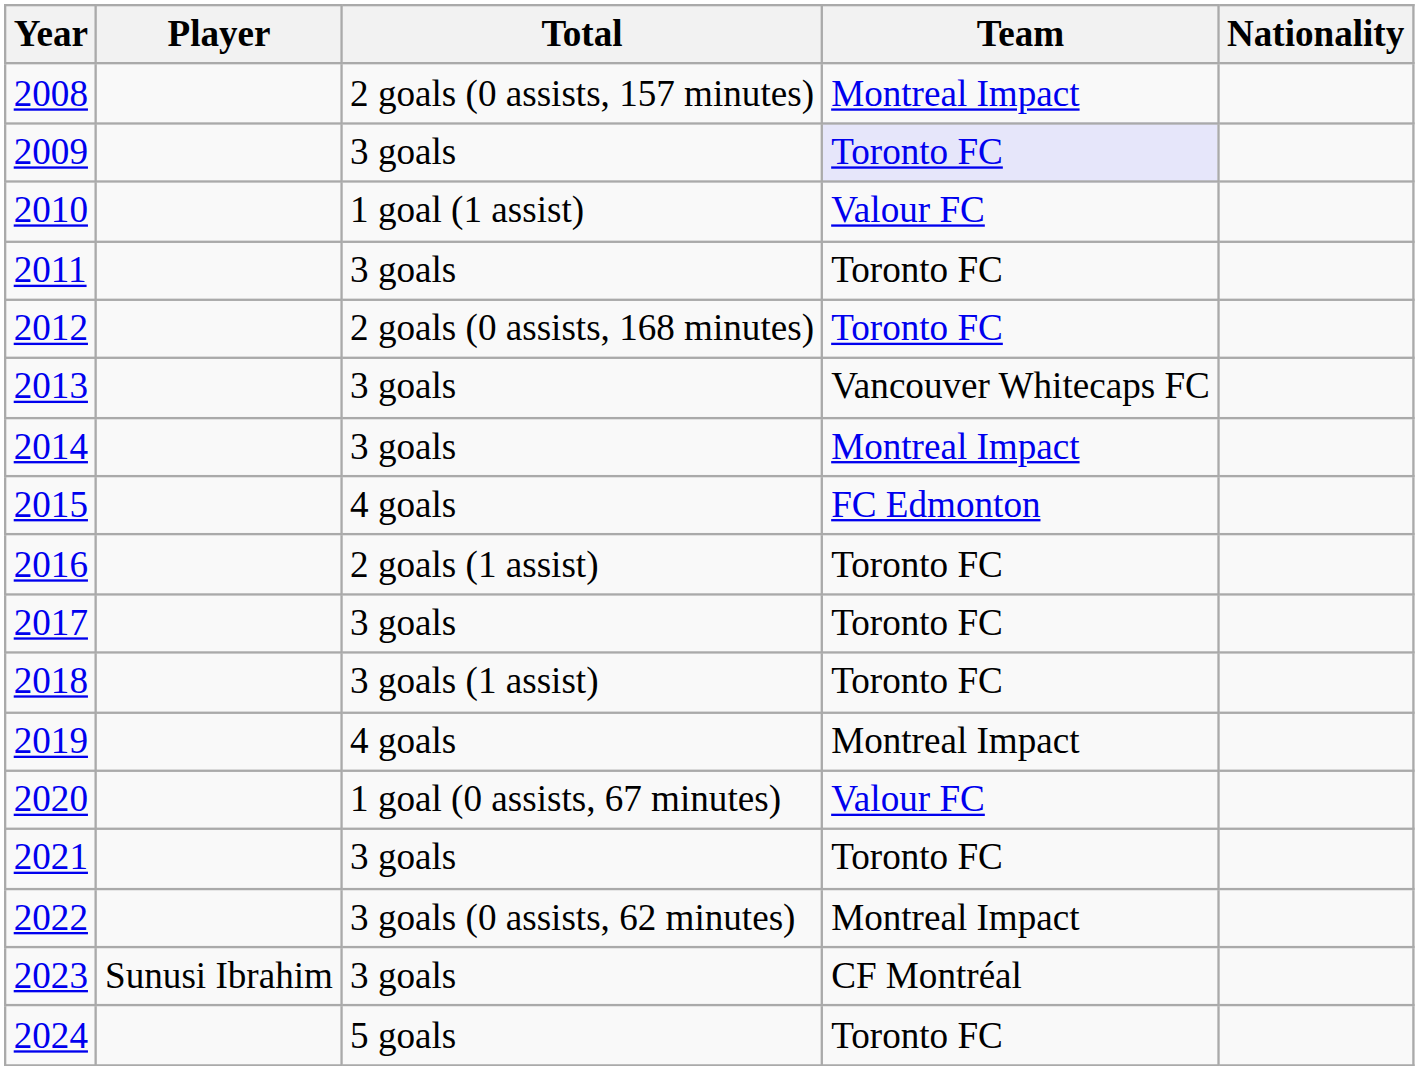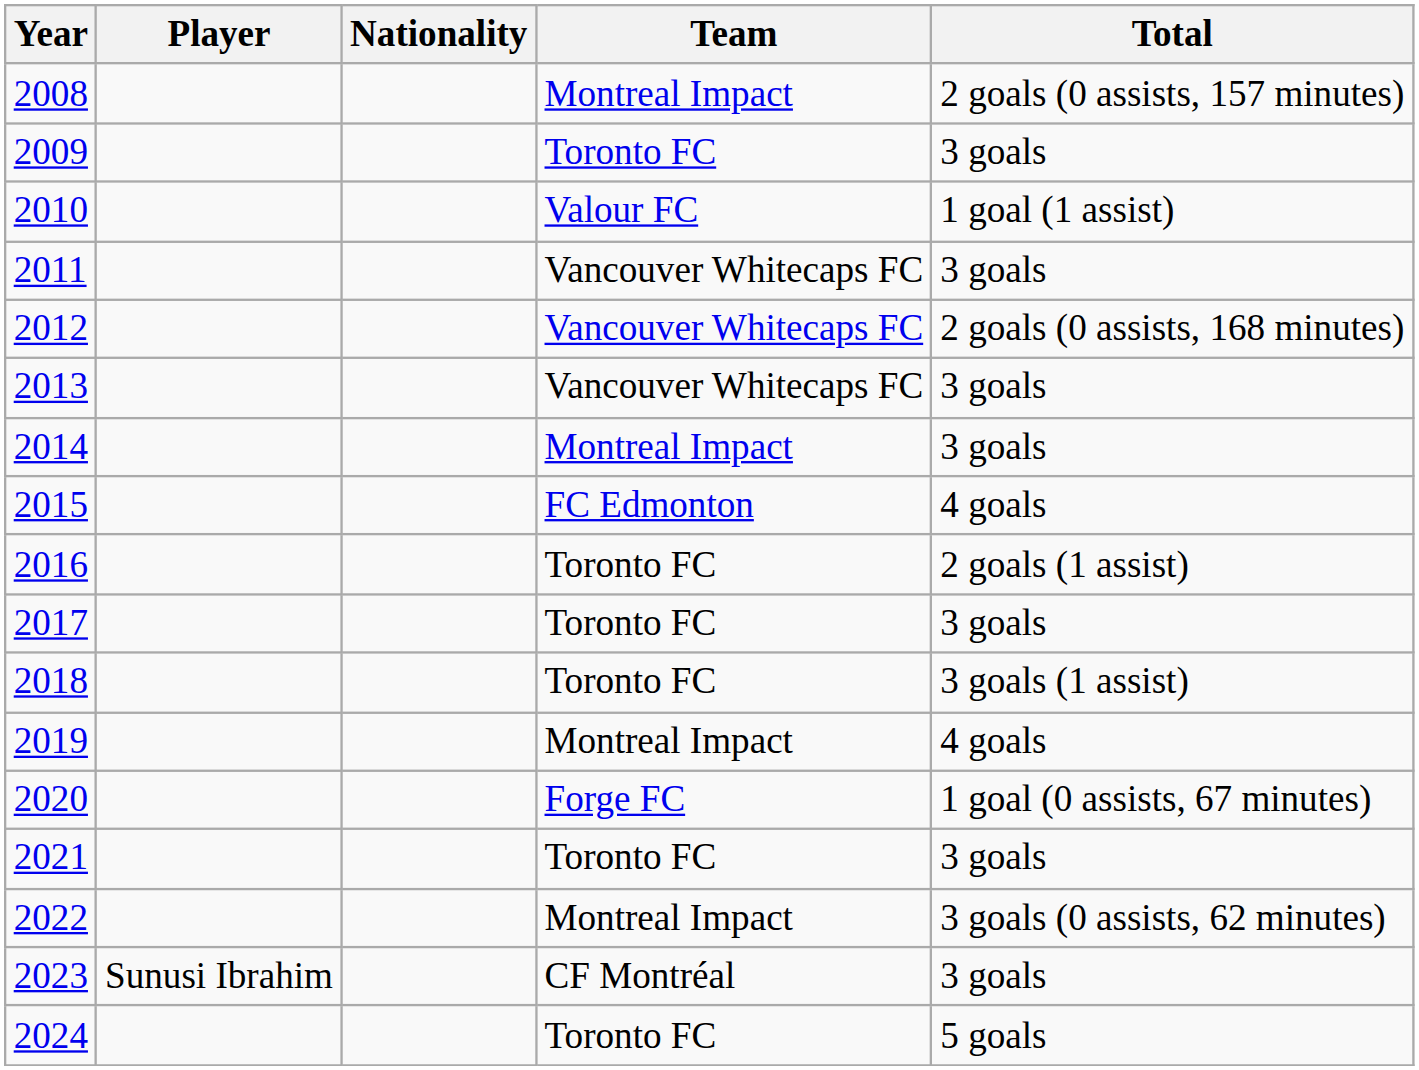columns swapped: (1316, 33) <-> (582, 33)
(917, 151) lavender background -> (630, 151) no background
(917, 269) Toronto FC -> (734, 269) Vancouver Whitecaps FC
(917, 328) Toronto FC -> (734, 328) Vancouver Whitecaps FC
(908, 799) Valour FC -> (615, 799) Forge FC
